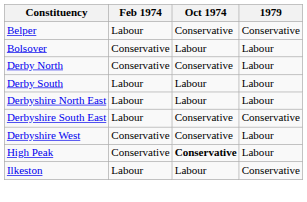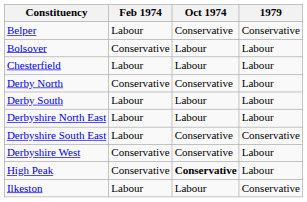+ row: (34, 65)
